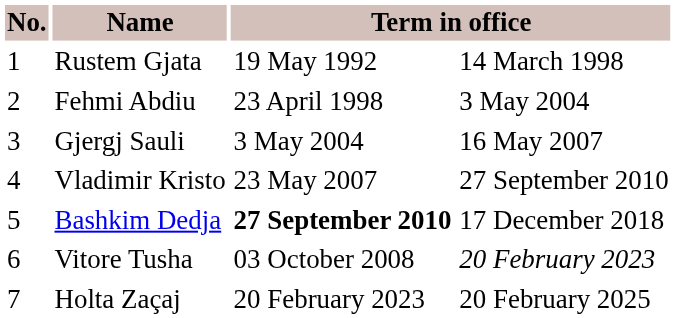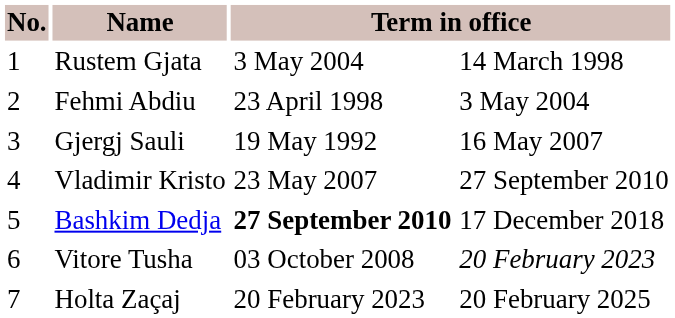(305, 61) 19 May 1992 -> (299, 61) 3 May 2004
(299, 141) 3 May 2004 -> (305, 141) 19 May 1992
